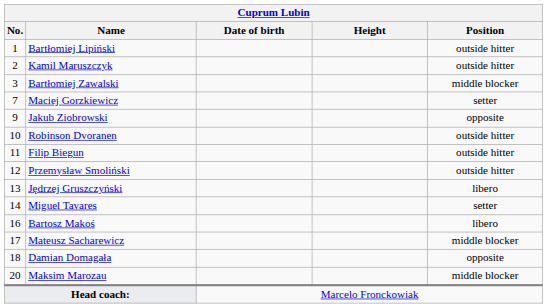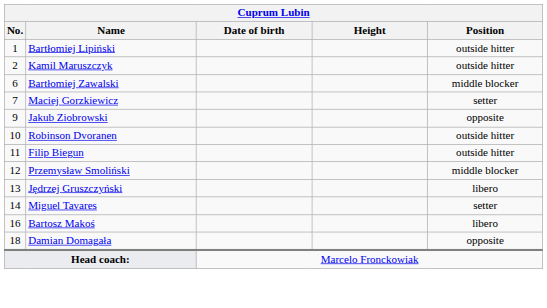(15, 83) 3 -> (15, 83) 6
(485, 170) outside hitter -> (485, 170) middle blocker
- row: (76, 240)
- row: (67, 275)
